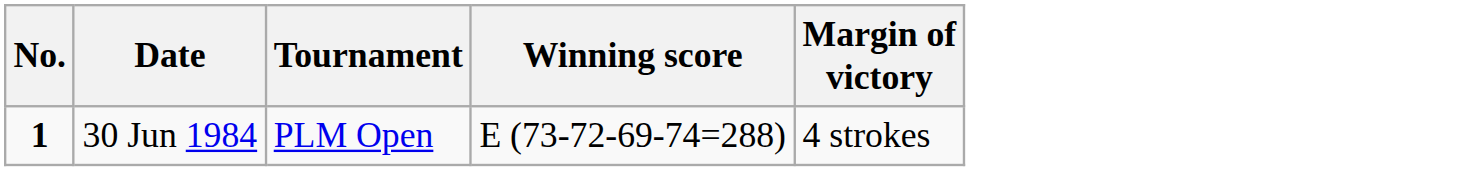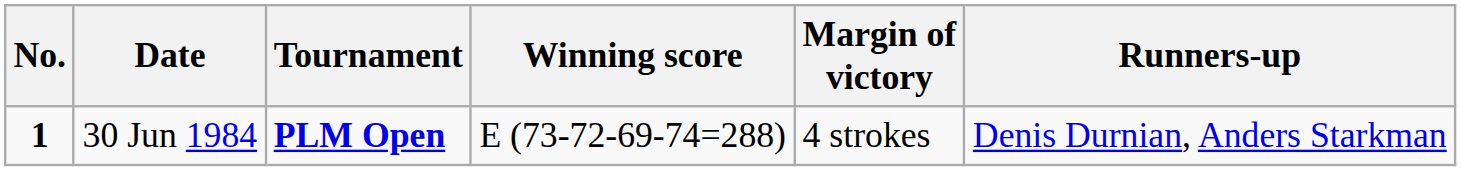+ column: (1210, 55)
(354, 135) normal -> (360, 135) bold
